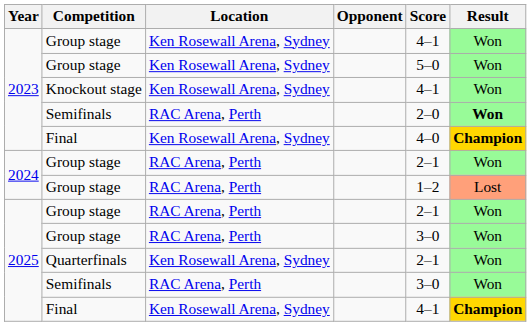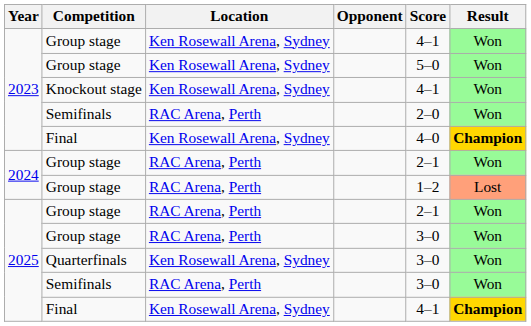(488, 114) bold -> (488, 114) normal
(428, 260) 2–1 -> (428, 260) 3–0
